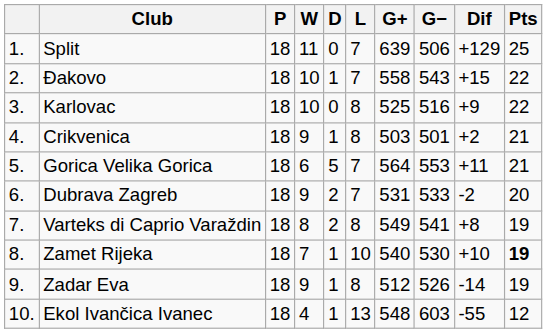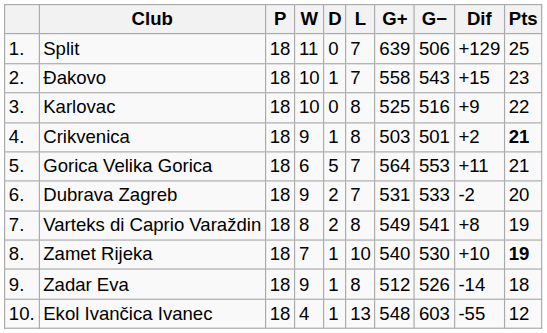(519, 78) 22 -> (519, 78) 23
(519, 136) normal -> (519, 136) bold
(519, 284) 19 -> (519, 284) 18
